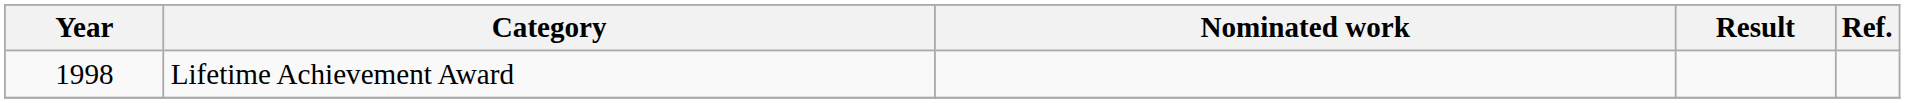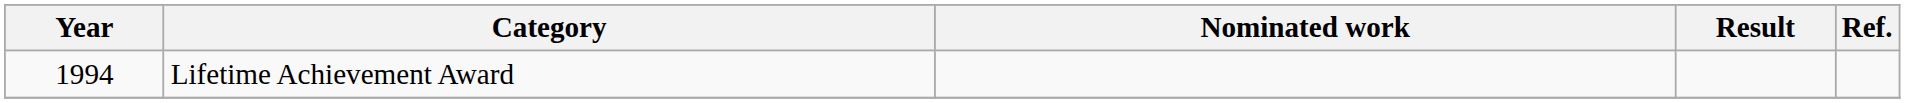(84, 73) 1998 -> (84, 73) 1994
